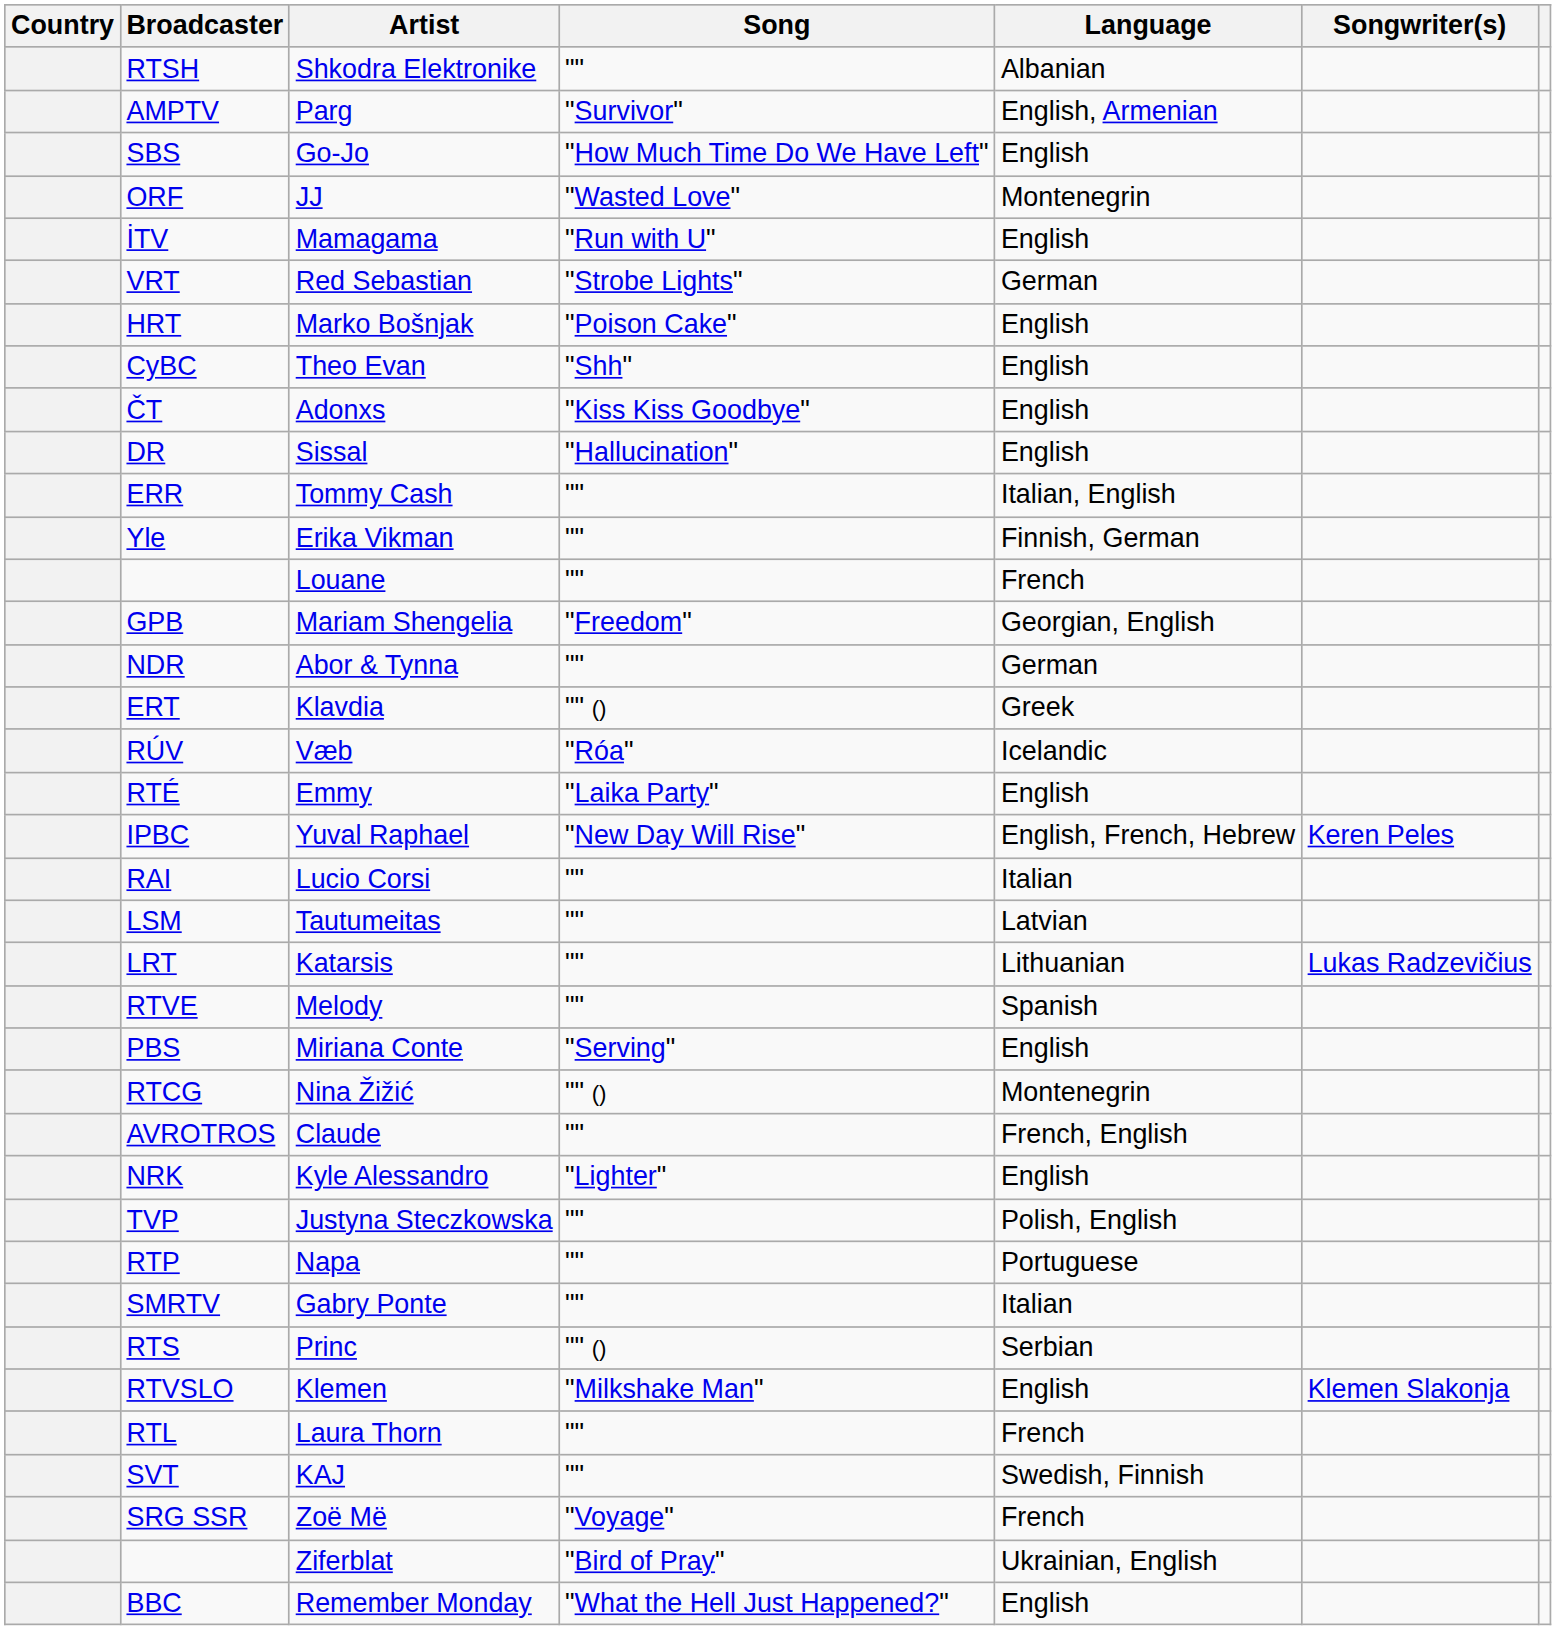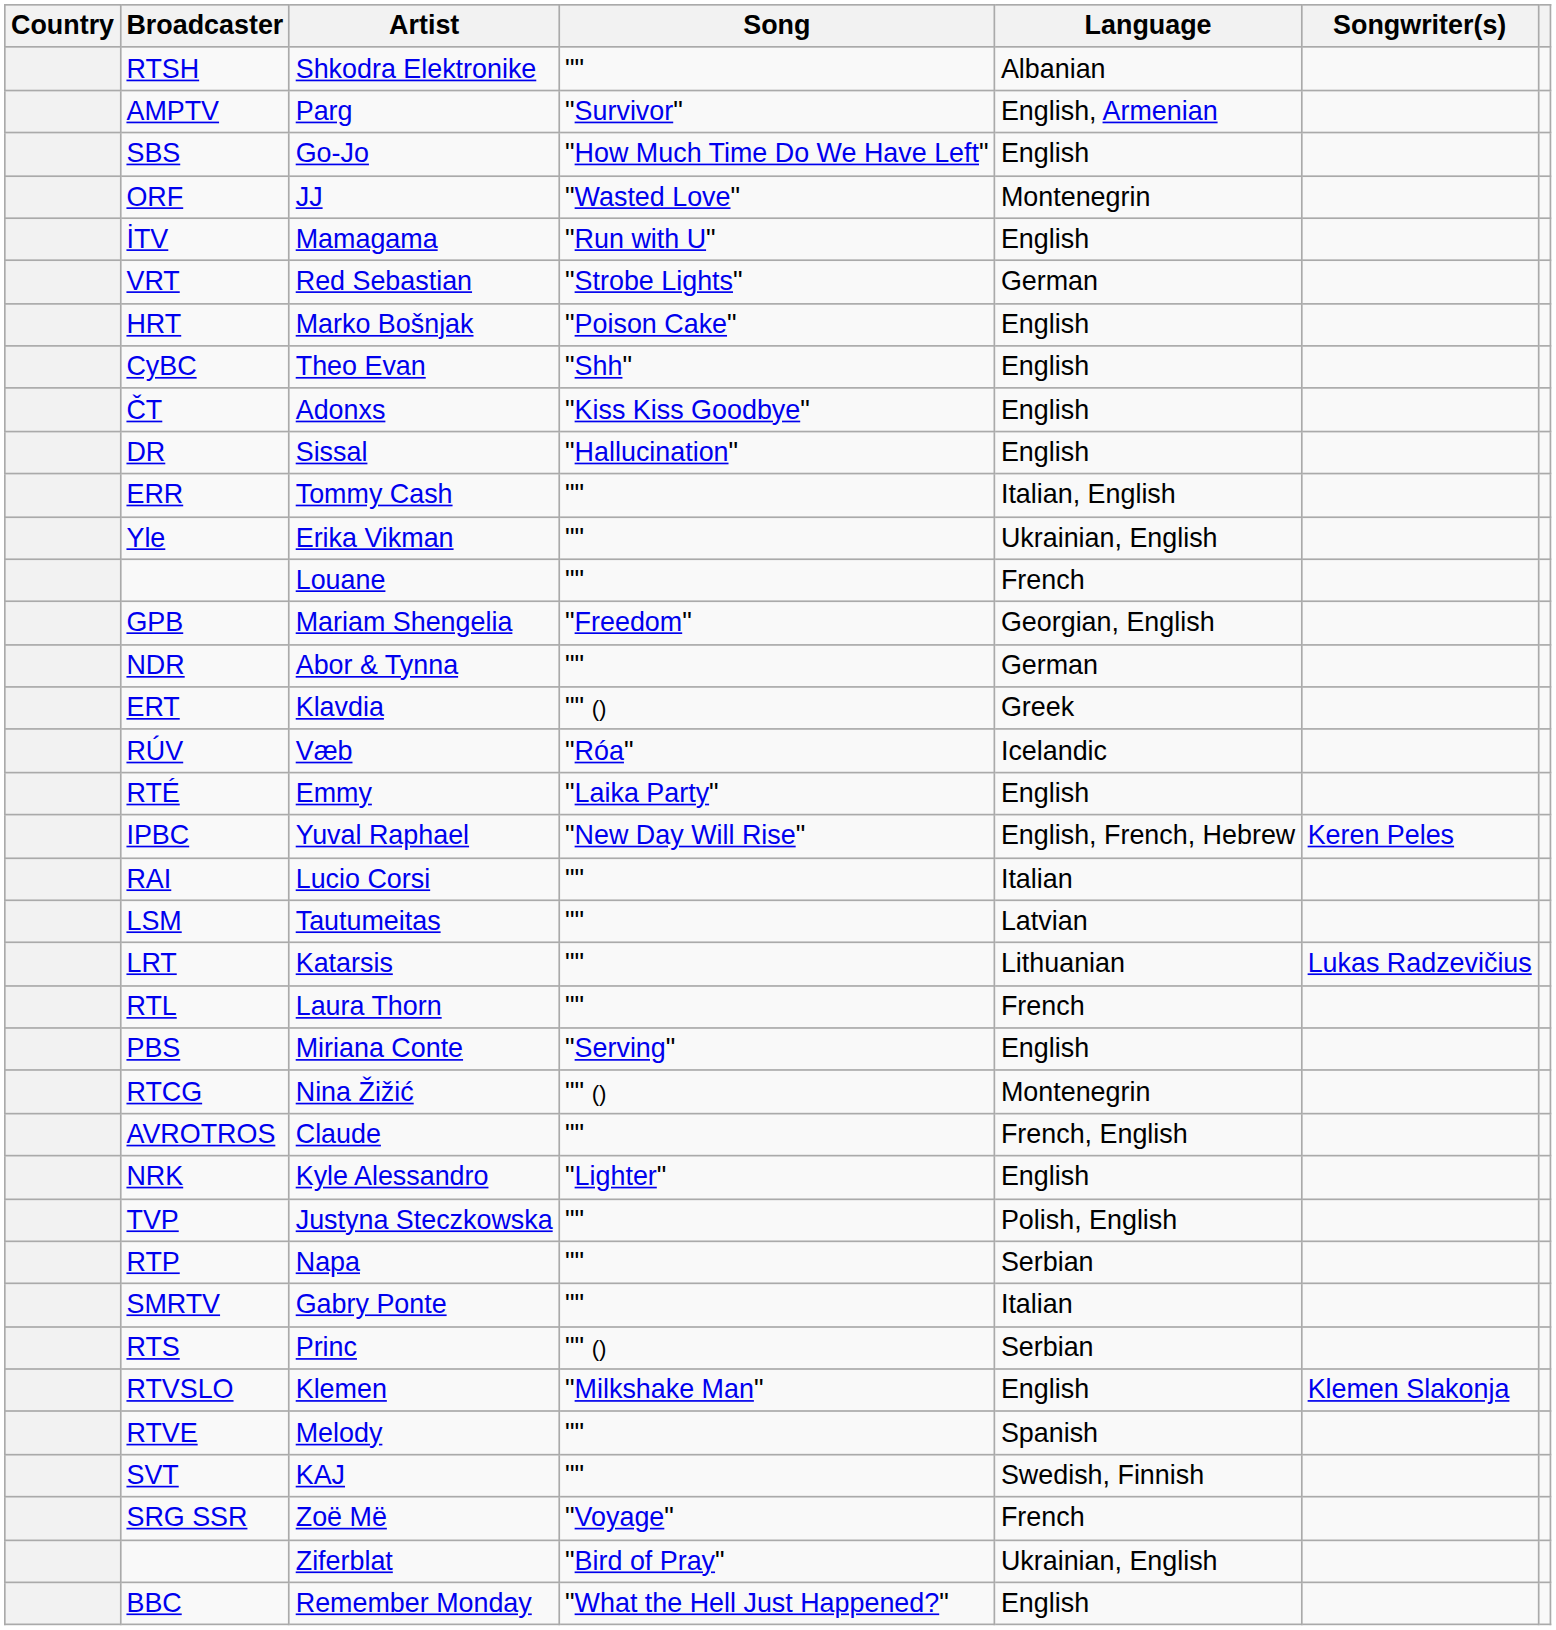(1100, 537) Finnish, German -> (1109, 537) Ukrainian, English
rows swapped: (369, 1432) <-> (339, 1006)
(1070, 1262) Portuguese -> (1047, 1262) Serbian
